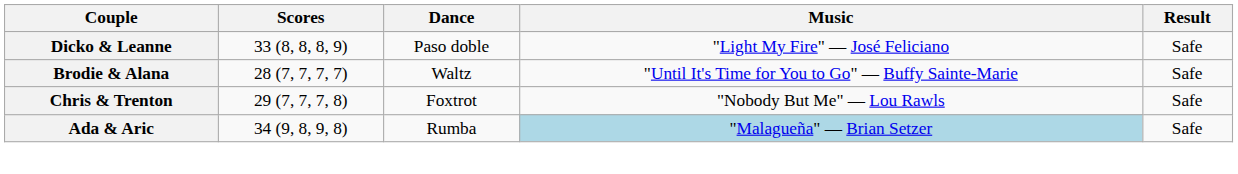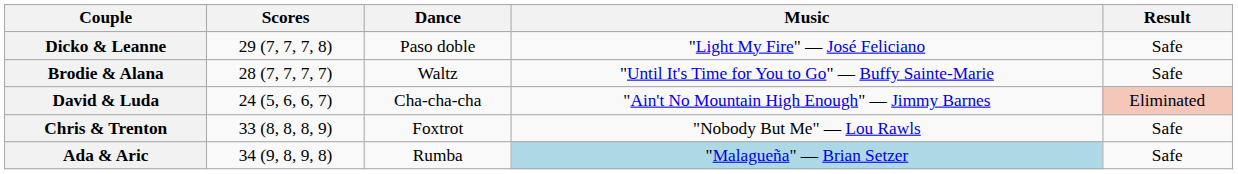(301, 45) 33 (8, 8, 8, 9) -> (286, 45) 29 (7, 7, 7, 8)
+ row: (106, 100)
(301, 100) 29 (7, 7, 7, 8) -> (286, 127) 33 (8, 8, 8, 9)
